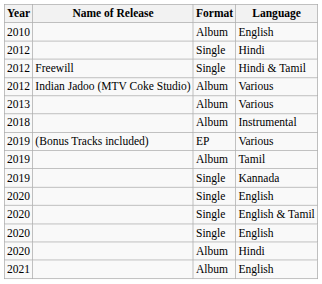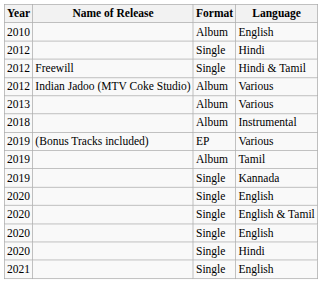(212, 251) Album -> (211, 251) Single
(212, 269) Album -> (211, 269) Single
